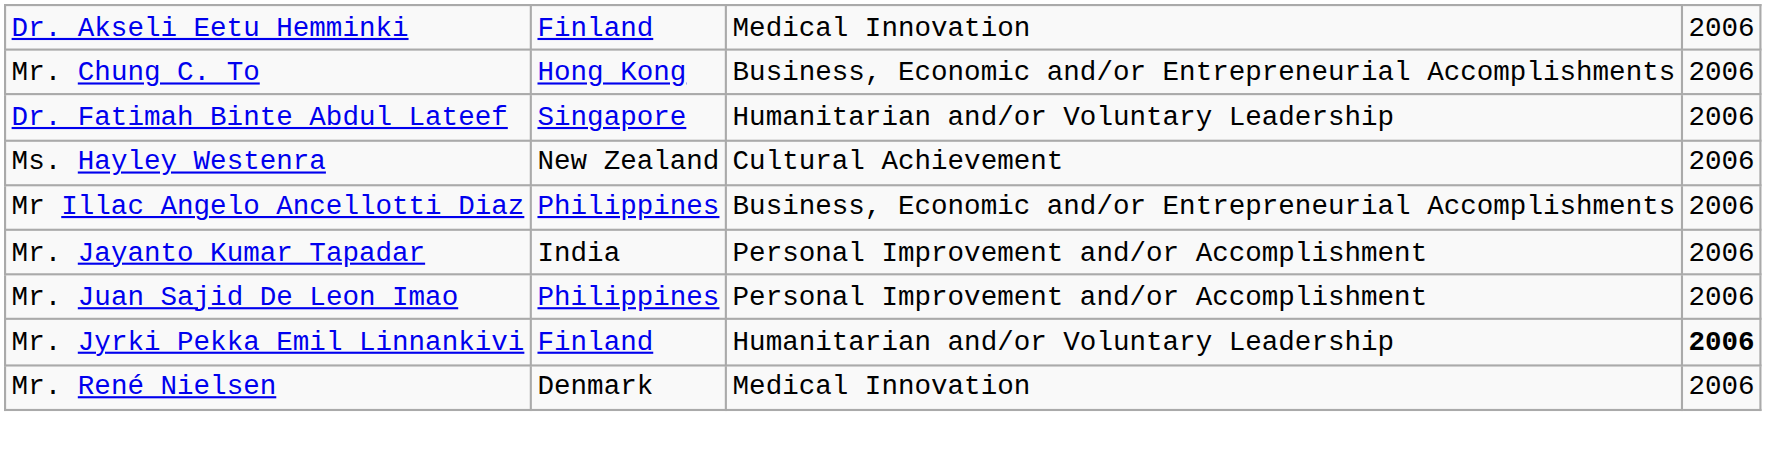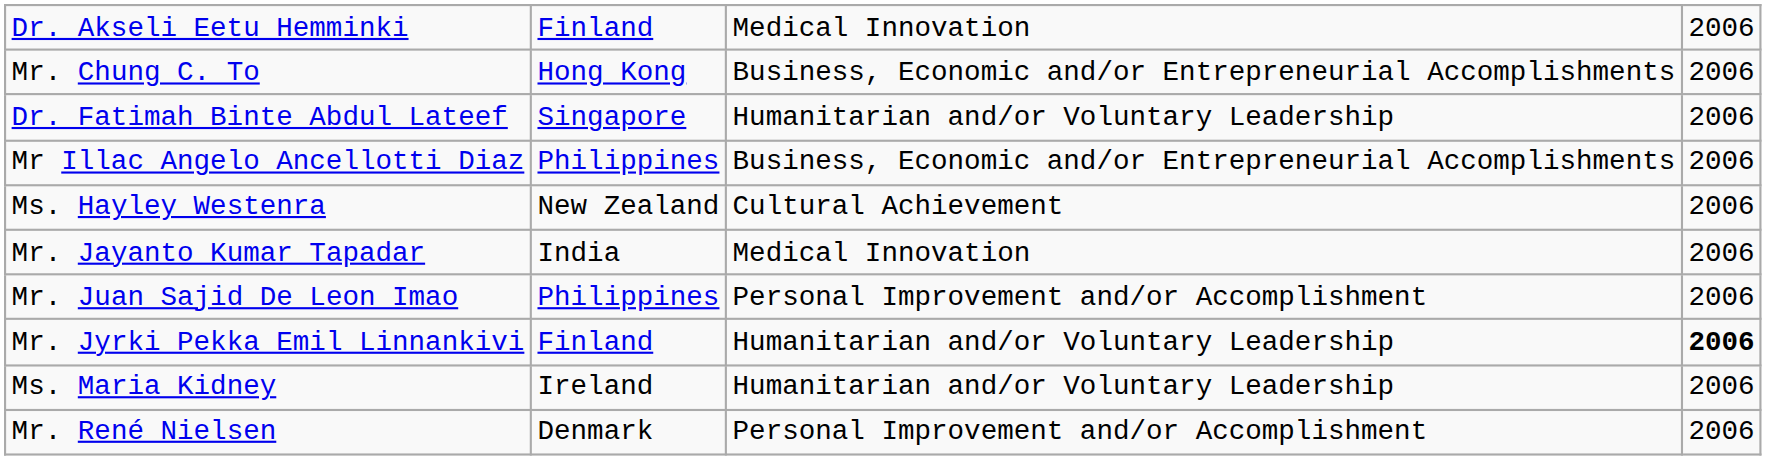rows swapped: (169, 162) <-> (268, 207)
(1080, 252) Personal Improvement and/or Accomplishment -> (881, 252) Medical Innovation
+ row: (144, 387)
(881, 387) Medical Innovation -> (1080, 432) Personal Improvement and/or Accomplishment
